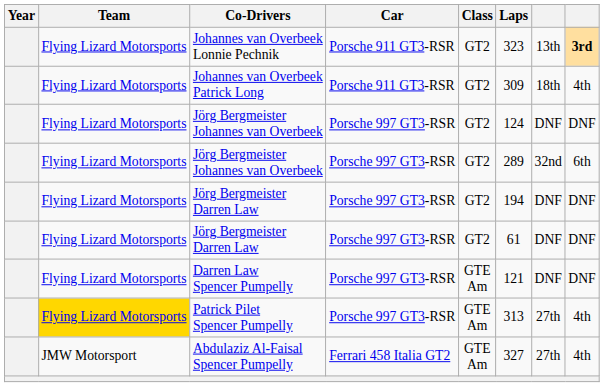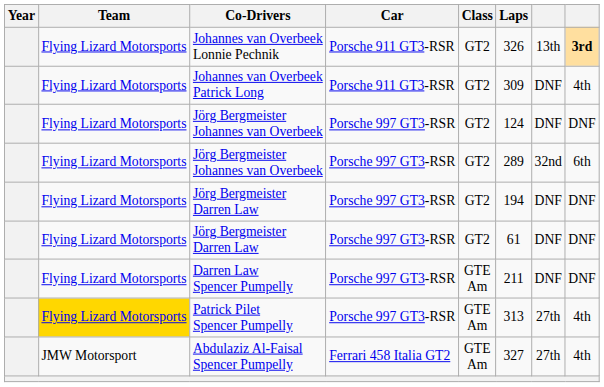(514, 46) 323 -> (514, 46) 326
(548, 85) 18th -> (548, 85) DNF
(514, 279) 121 -> (514, 279) 211
